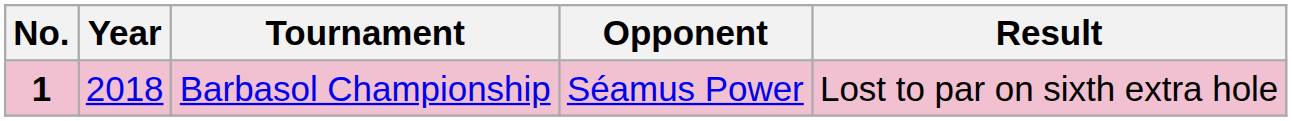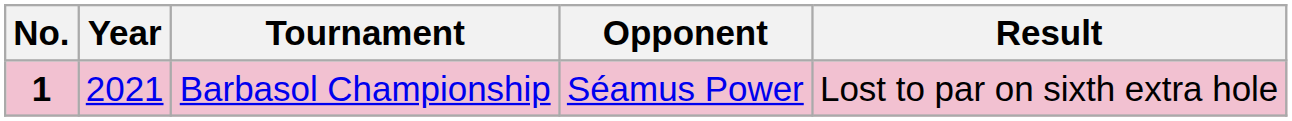(125, 88) 2018 -> (125, 88) 2021
